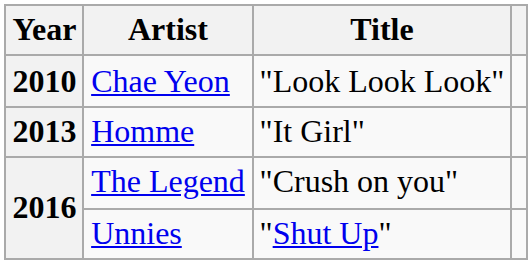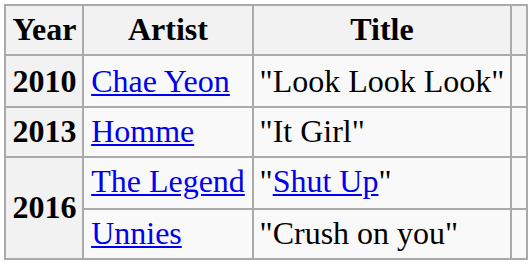(359, 182) "Crush on you" -> (326, 182) "Shut Up"
(326, 232) "Shut Up" -> (359, 232) "Crush on you"
